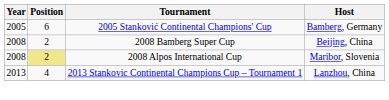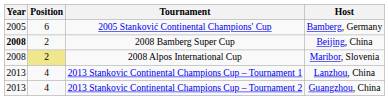(16, 42) normal -> (16, 42) bold
+ row: (185, 88)
